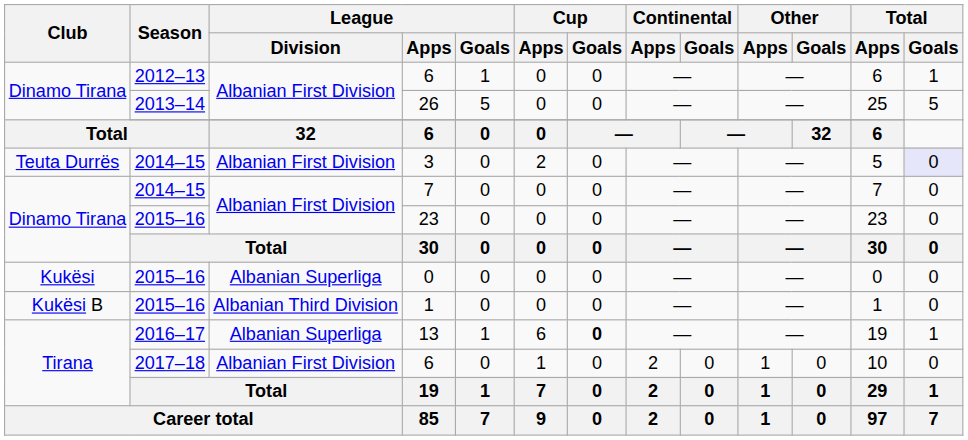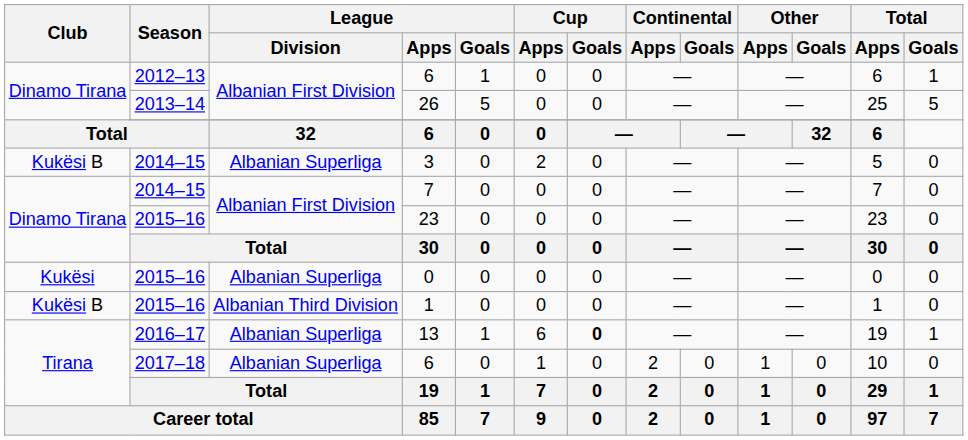(68, 162) Teuta Durrës -> (68, 162) Kukësi B
(306, 162) Albanian First Division -> (306, 162) Albanian Superliga
(933, 162) lavender background -> (933, 162) no background
(306, 362) Albanian First Division -> (306, 362) Albanian Superliga
